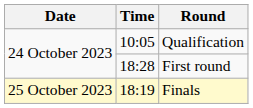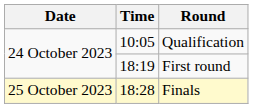(137, 66) 18:28 -> (137, 66) 18:19
(137, 90) 18:19 -> (137, 90) 18:28
